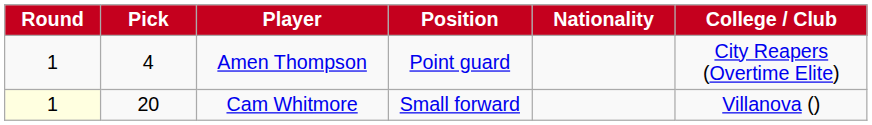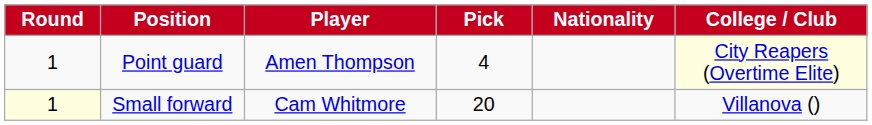columns swapped: (148, 20) <-> (460, 20)
(771, 62) no background -> (771, 62) lightyellow background
